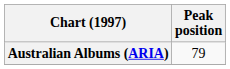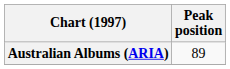(199, 53) 79 -> (199, 53) 89
